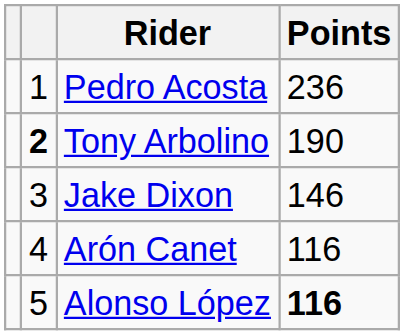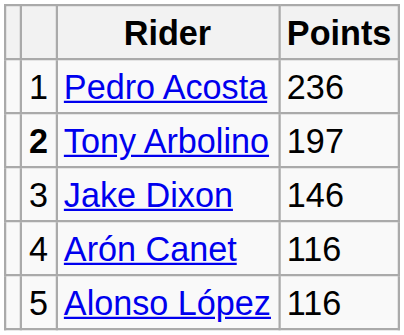(315, 141) 190 -> (315, 141) 197
(314, 303) bold -> (314, 303) normal
